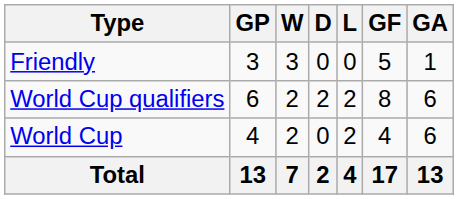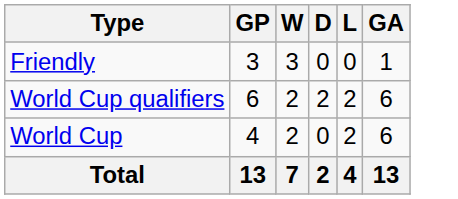- column: (385, 23)
